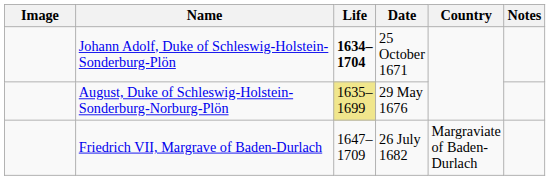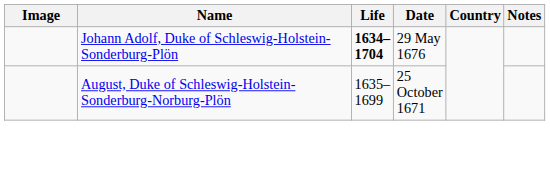(402, 54) 25 October 1671 -> (419, 46) 29 May 1676
(355, 101) khaki background -> (372, 92) no background
(401, 101) 29 May 1676 -> (420, 92) 25 October 1671
- row: (200, 147)
